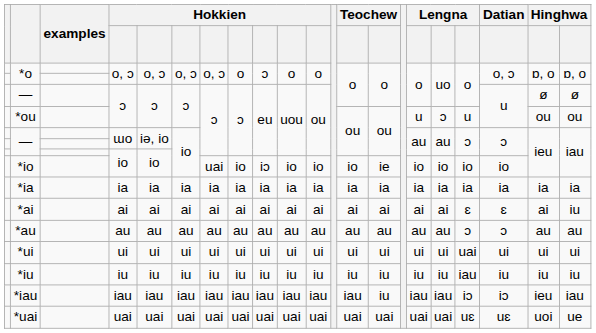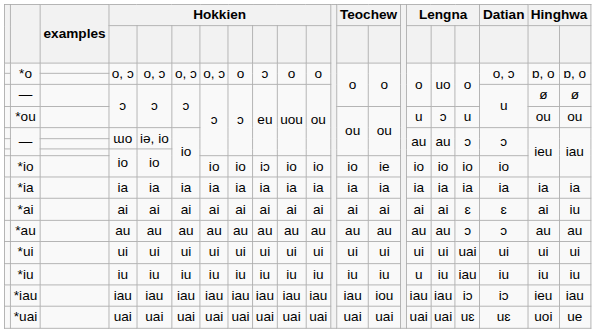(214, 166) uai -> (214, 166) io
(419, 274) iu -> (419, 274) u
(384, 295) iu -> (384, 295) iou
